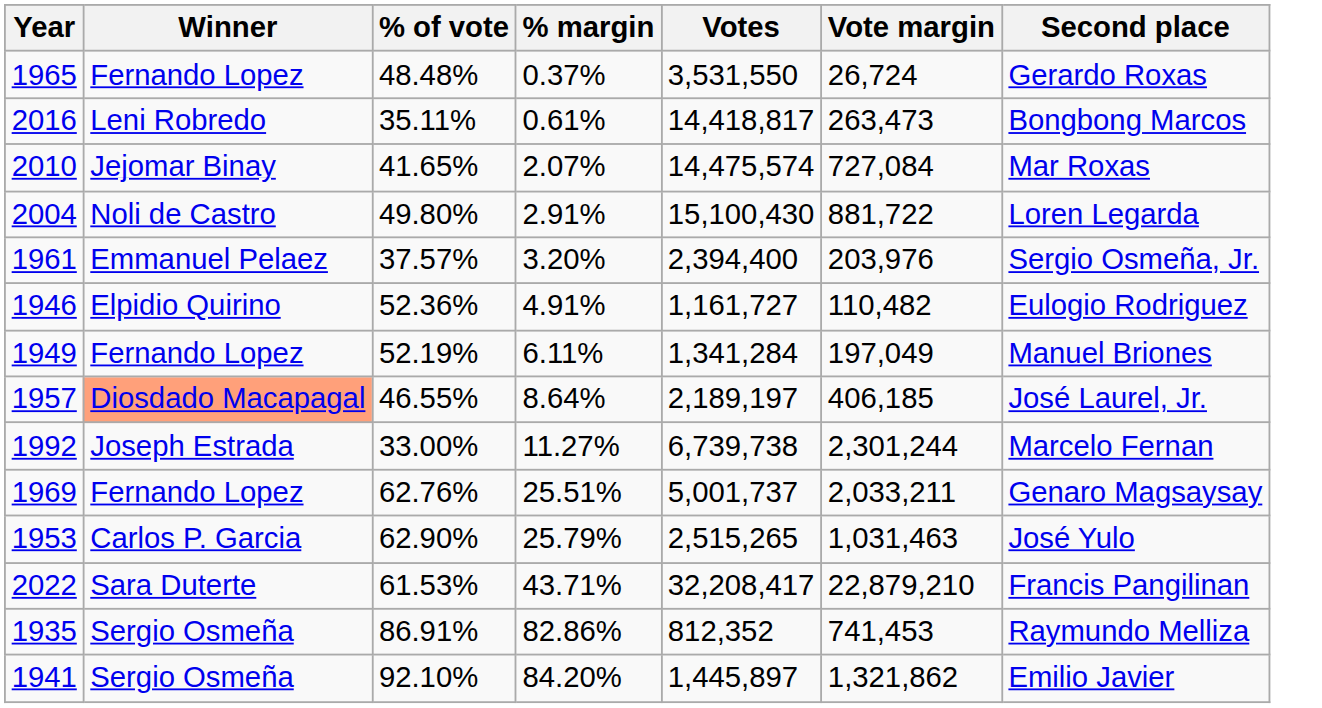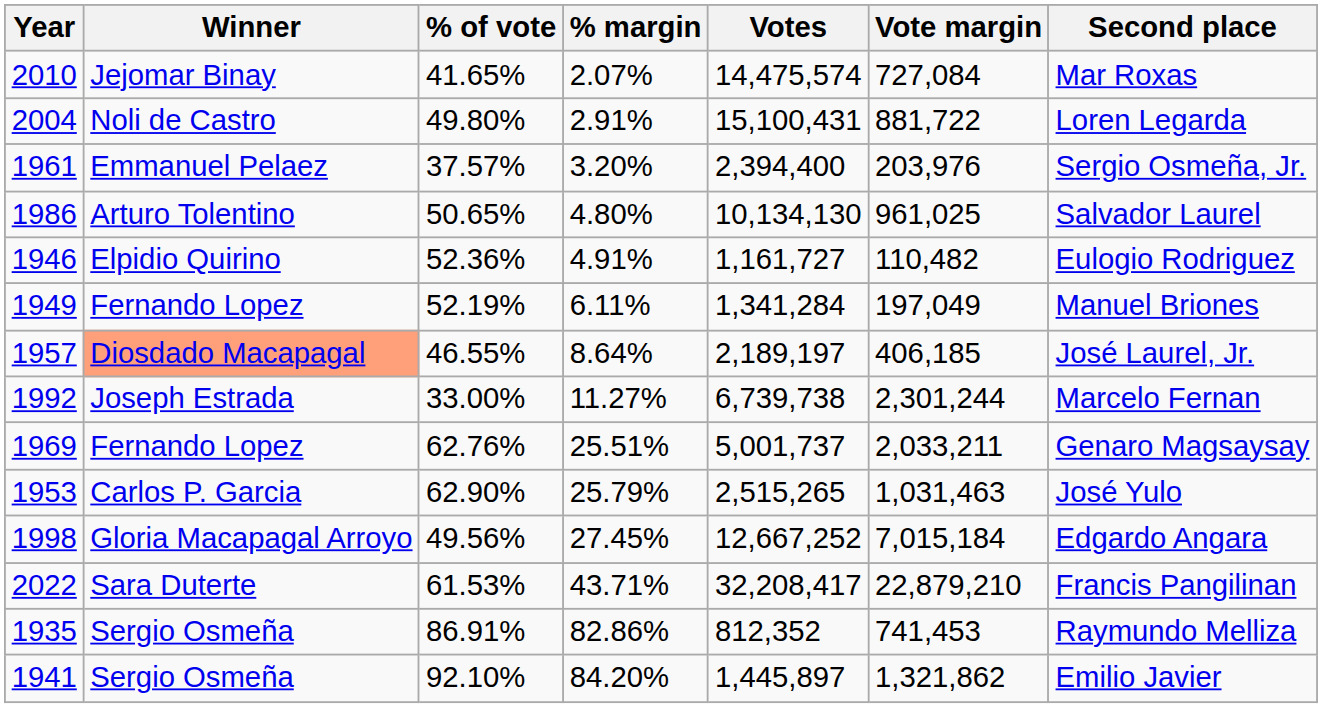- row: (44, 74)
- row: (44, 120)
(741, 213) 15,100,430 -> (788, 120) 15,100,431
+ row: (44, 213)
+ row: (44, 538)
